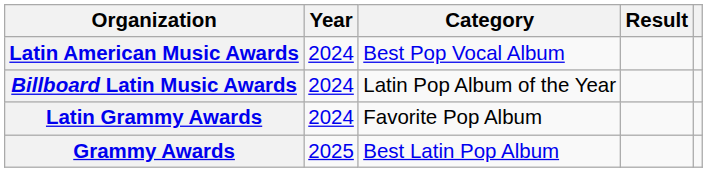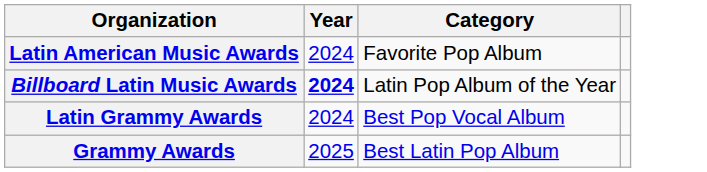- column: (657, 20)
(464, 53) Best Pop Vocal Album -> (453, 53) Favorite Pop Album
(331, 85) normal -> (331, 85) bold
(453, 118) Favorite Pop Album -> (464, 118) Best Pop Vocal Album
